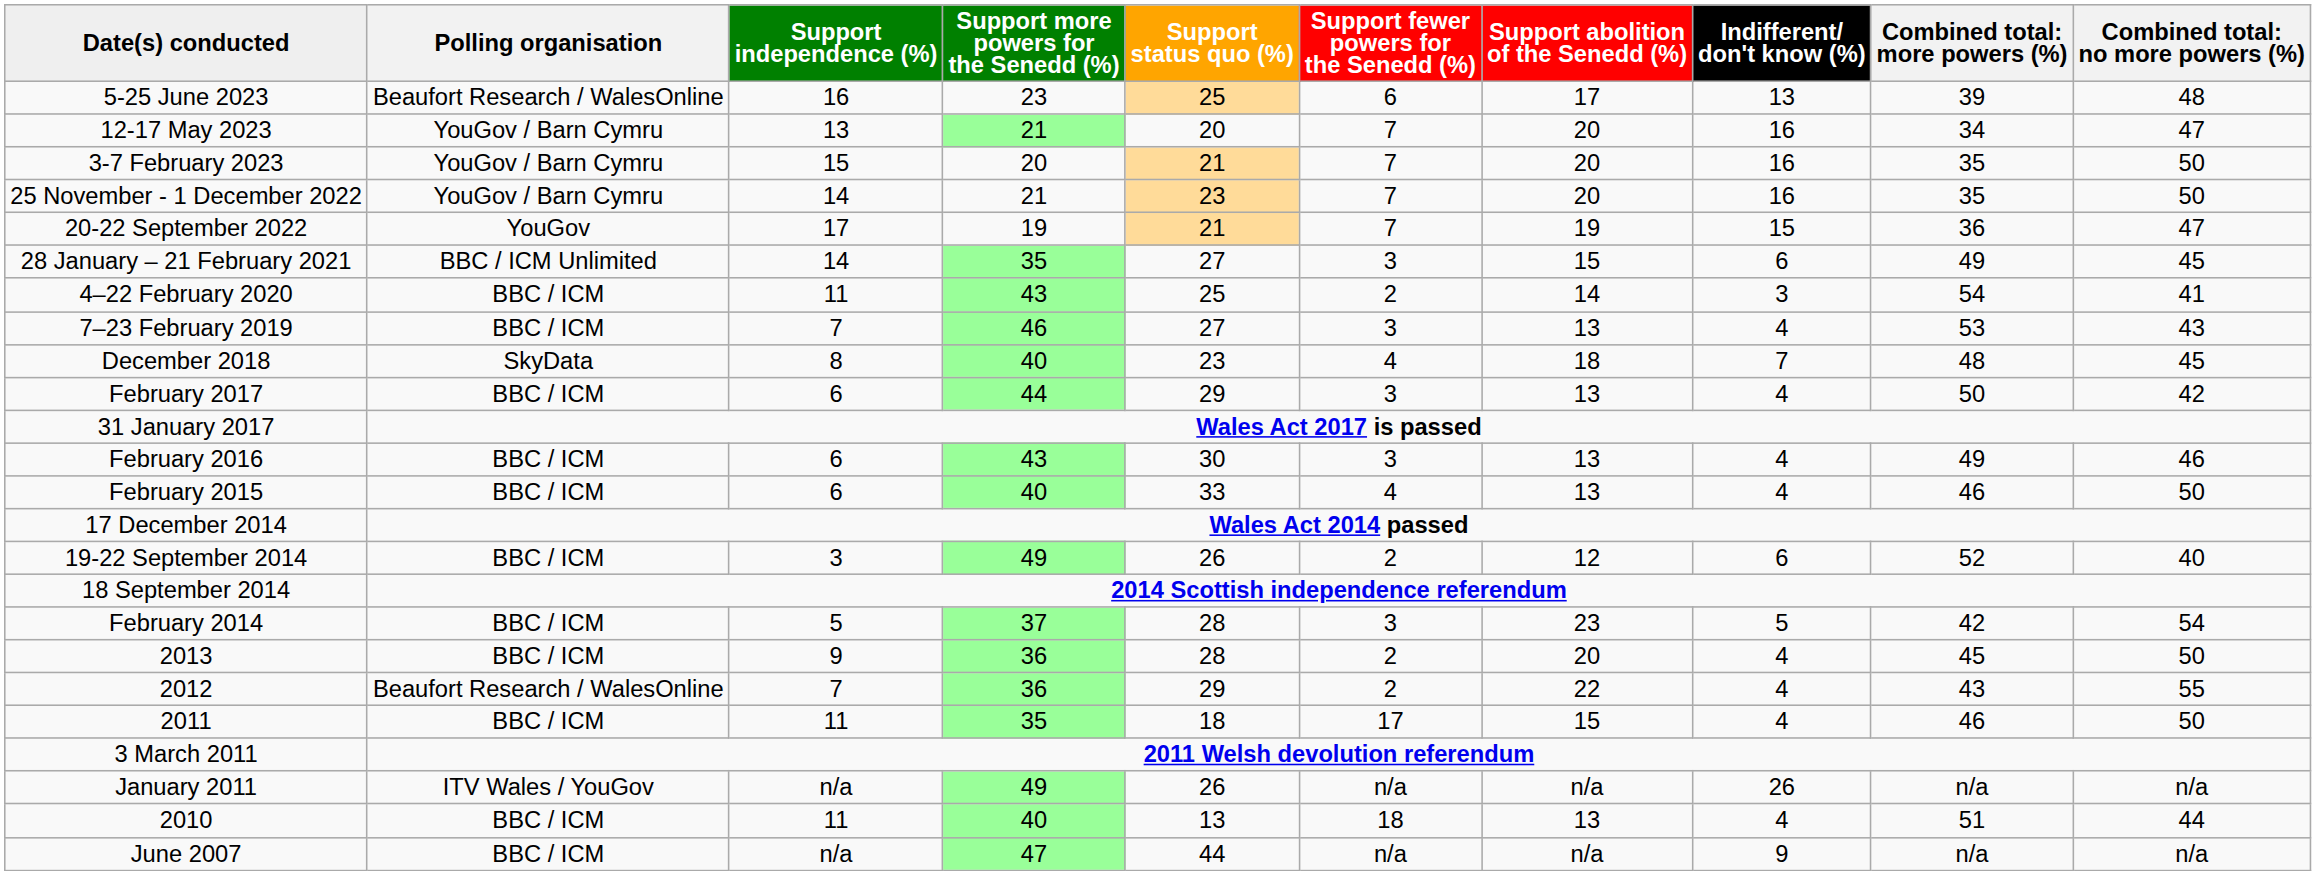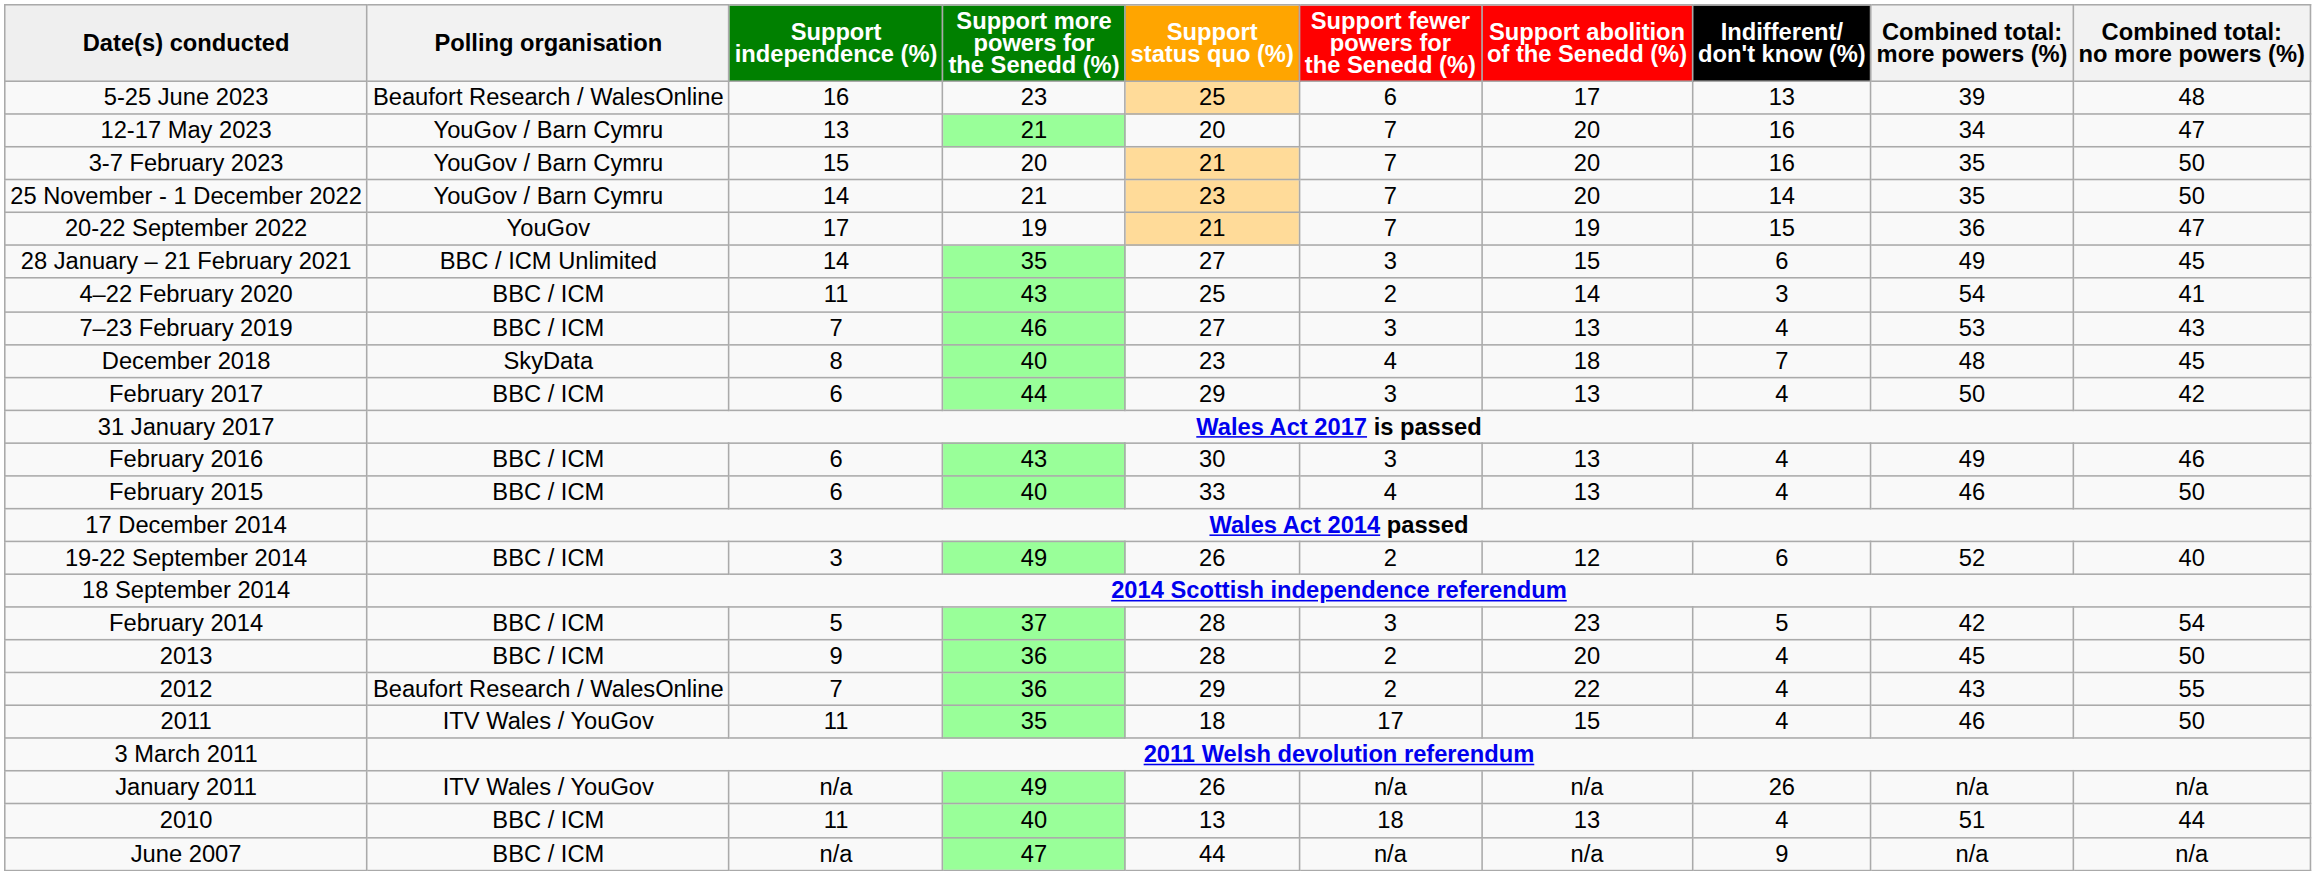(1782, 196) 16 -> (1782, 196) 14
(548, 721) BBC / ICM -> (548, 721) ITV Wales / YouGov
